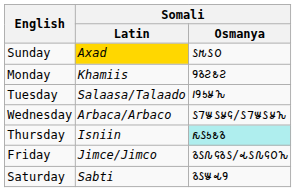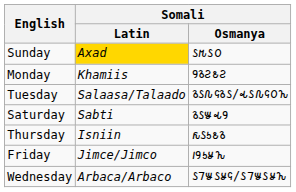(208, 94) 𐒃𐒘𐒑𐒋𐒙 -> (240, 94) 𐒈𐒖𐒐𐒛𐒈𐒖/𐒂𐒖𐒐𐒛𐒆𐒙
rows swapped: (40, 115) <-> (36, 176)
(209, 135) paleturquoise background -> (209, 135) no background
(240, 155) 𐒈𐒖𐒐𐒛𐒈𐒖/𐒂𐒖𐒐𐒛𐒆𐒙 -> (208, 155) 𐒃𐒘𐒑𐒋𐒙
